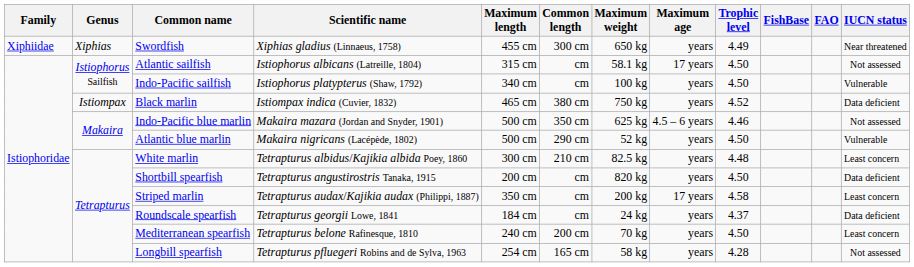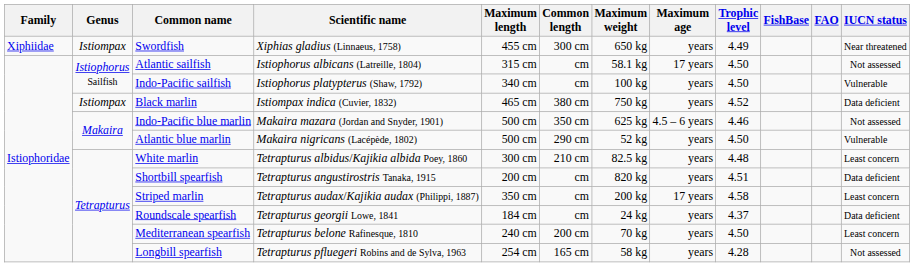(93, 45) Xiphias -> (102, 45) Istiompax
(738, 177) 4.50 -> (738, 177) 4.51
